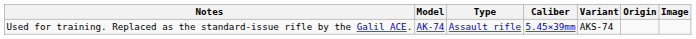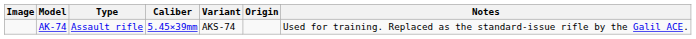columns swapped: (675, 12) <-> (209, 12)
